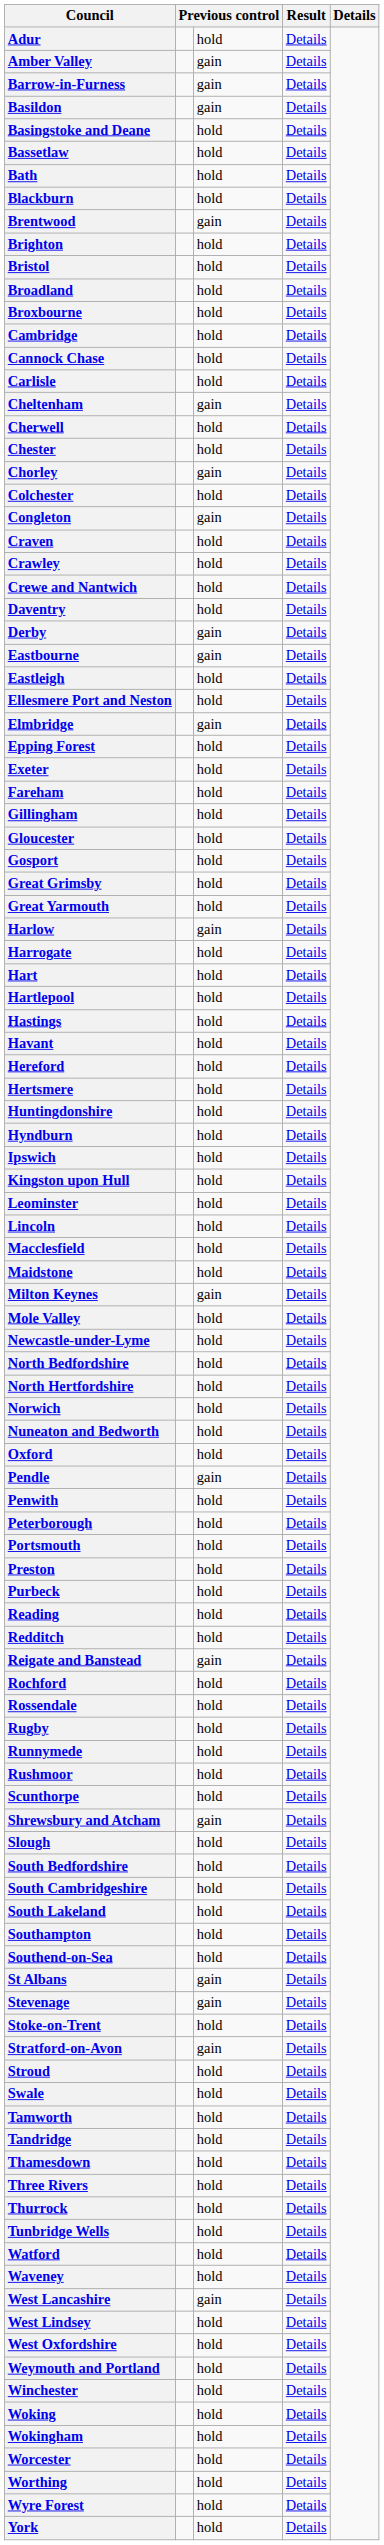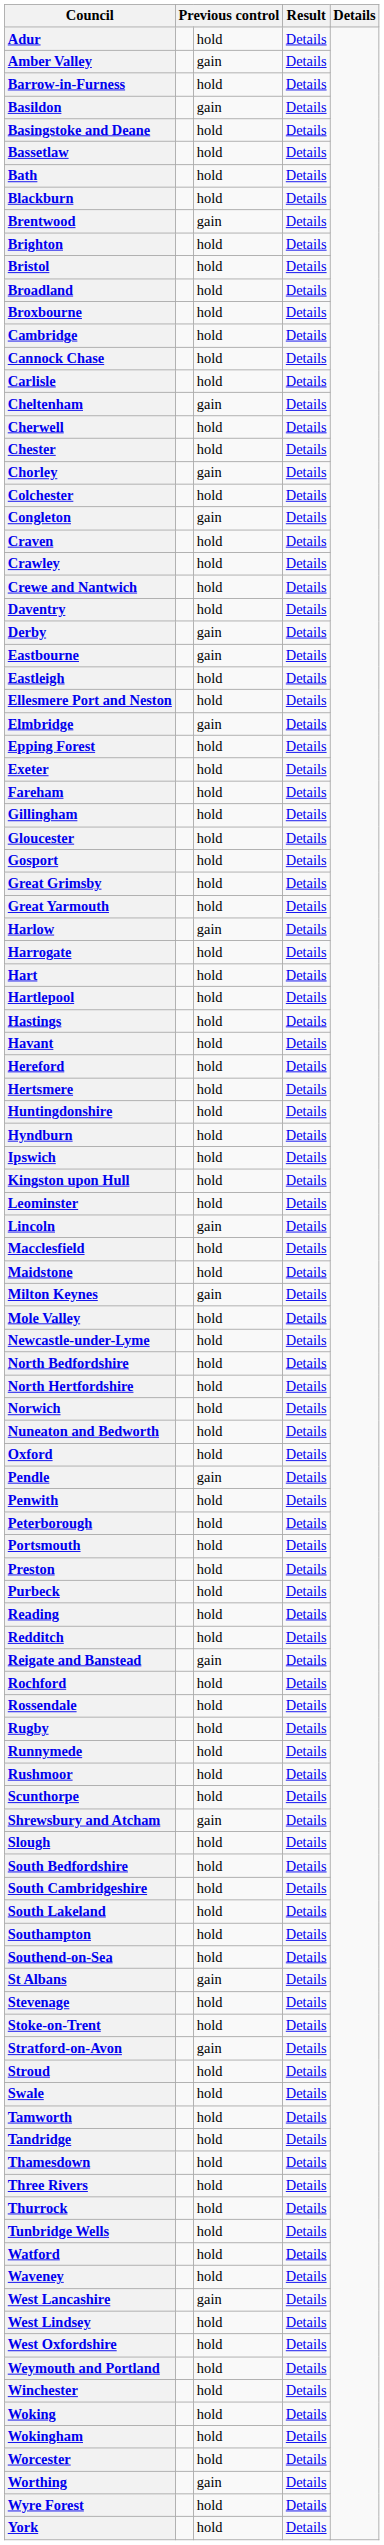(209, 84) gain -> (210, 84) hold
(210, 1226) hold -> (209, 1226) gain
(209, 2002) gain -> (210, 2002) hold
(210, 2482) hold -> (209, 2482) gain
